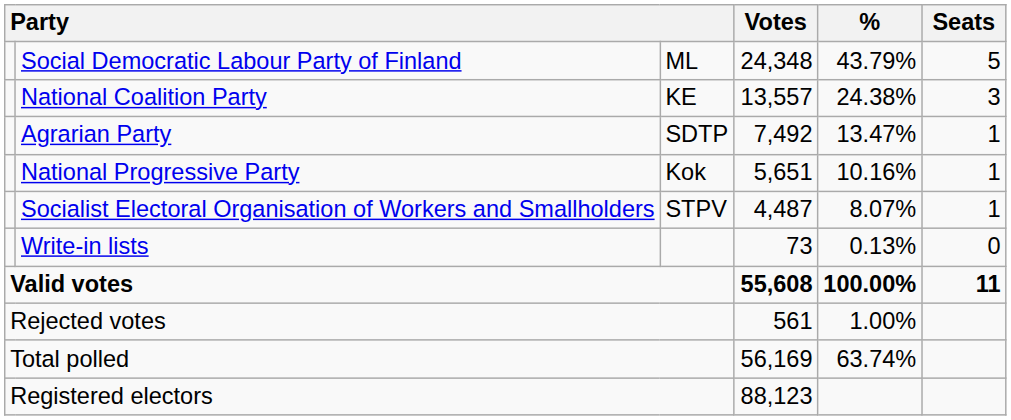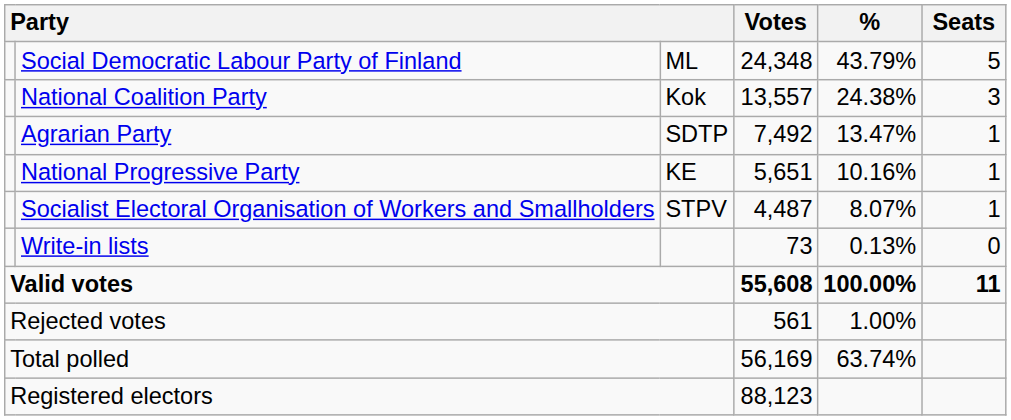(681, 97) KE -> (686, 97) Kok
(686, 172) Kok -> (681, 172) KE
